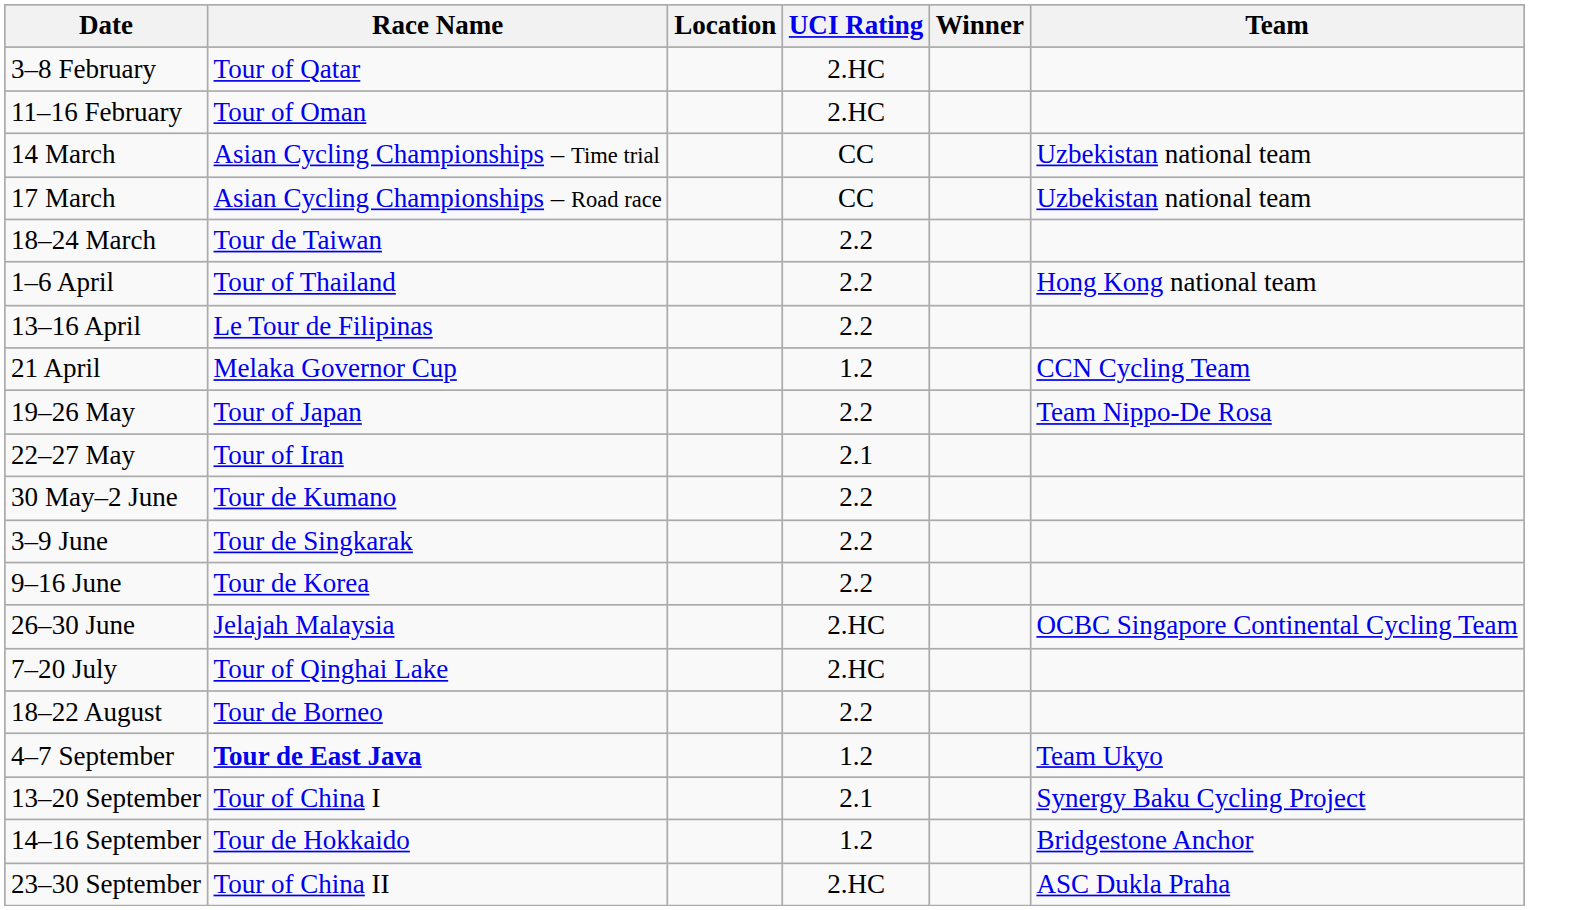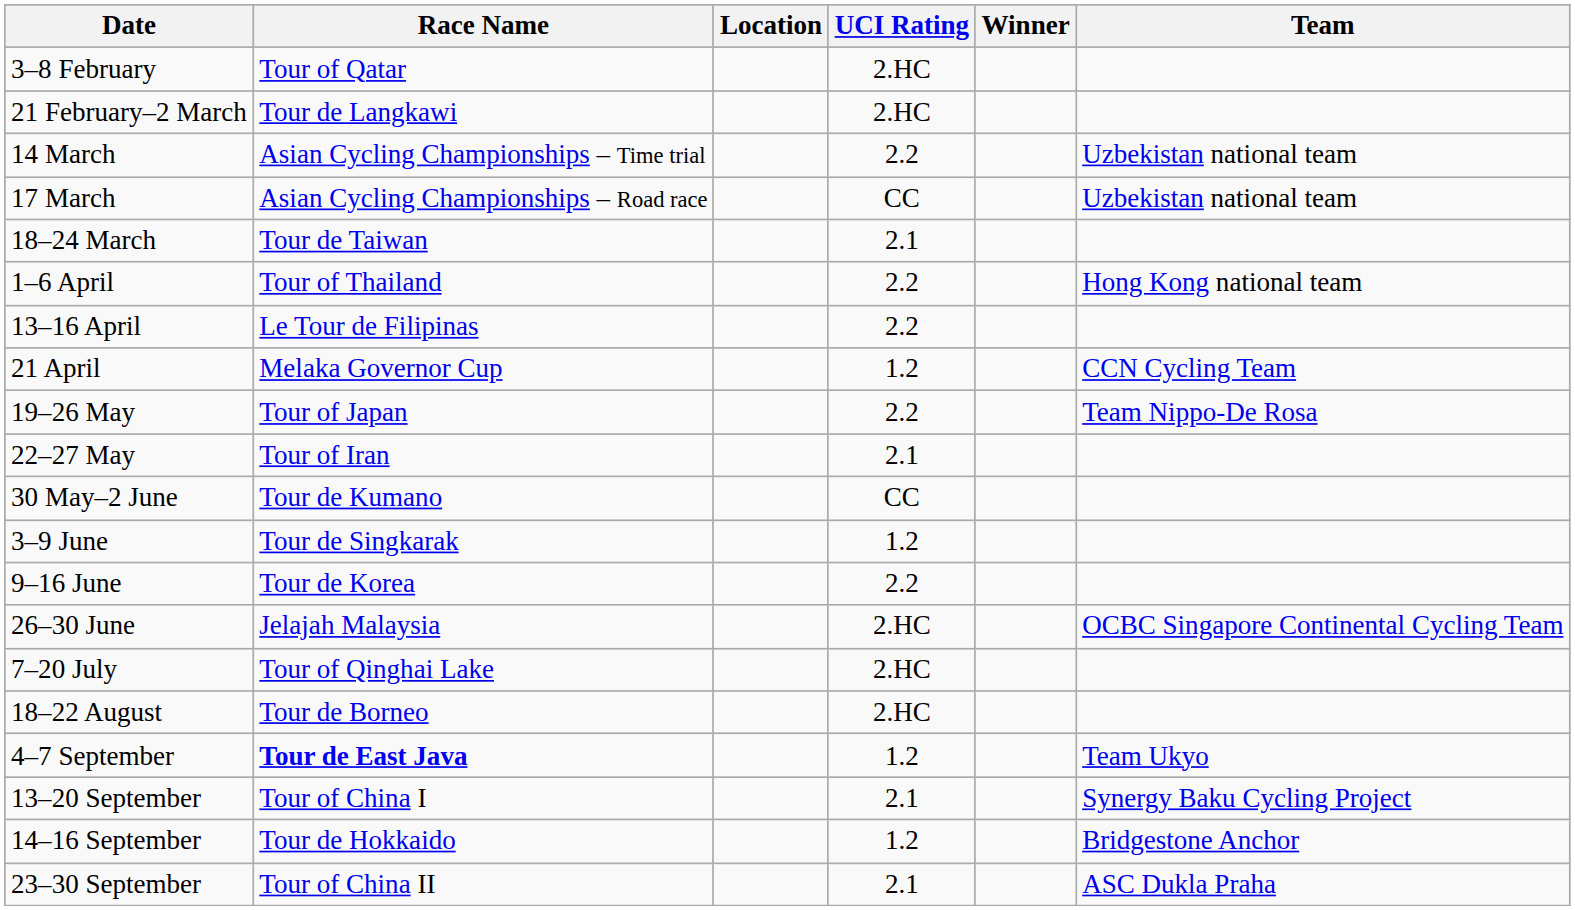- row: (97, 111)
+ row: (129, 111)
(856, 154) CC -> (902, 154) 2.2
(856, 240) 2.2 -> (902, 240) 2.1
(856, 497) 2.2 -> (902, 497) CC
(856, 540) 2.2 -> (902, 540) 1.2
(856, 712) 2.2 -> (902, 712) 2.HC
(856, 883) 2.HC -> (902, 883) 2.1
